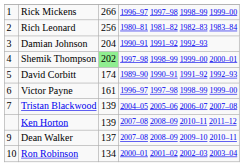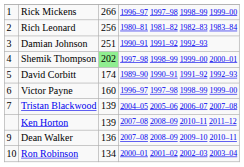(109, 43) 204 -> (109, 43) 251
(109, 91) 161 -> (109, 91) 160
(109, 138) 137 -> (109, 138) 136
